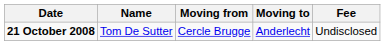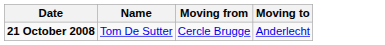- column: (346, 13)
